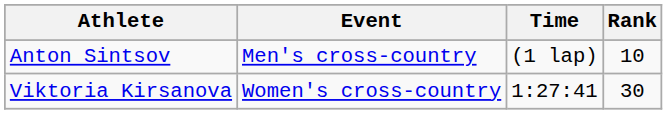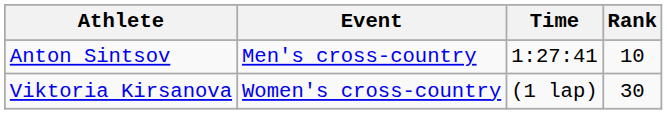(554, 56) (1 lap) -> (554, 56) 1:27:41
(554, 91) 1:27:41 -> (554, 91) (1 lap)
